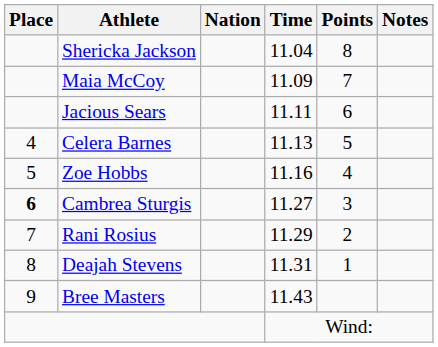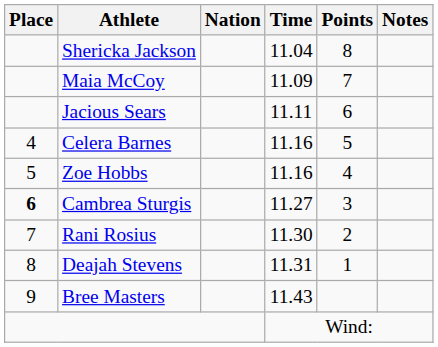(291, 142) 11.13 -> (291, 142) 11.16
(291, 234) 11.29 -> (291, 234) 11.30
